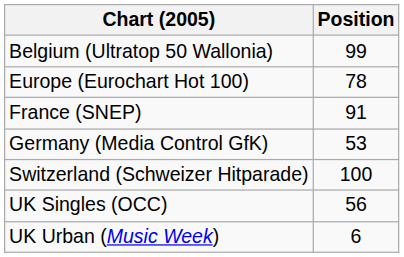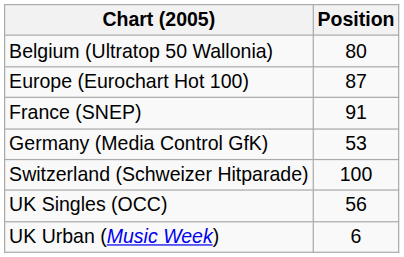(356, 50) 99 -> (356, 50) 80
(356, 81) 78 -> (356, 81) 87
